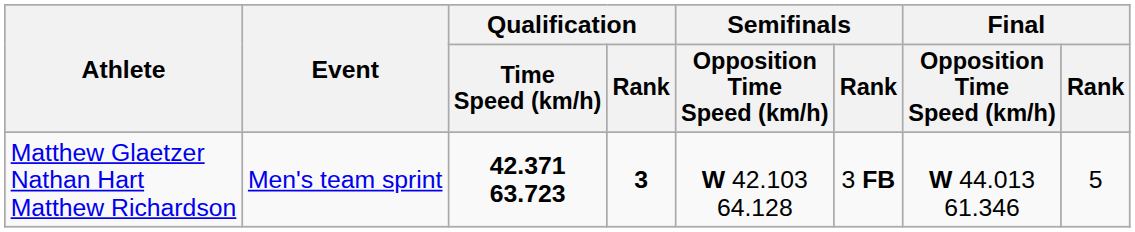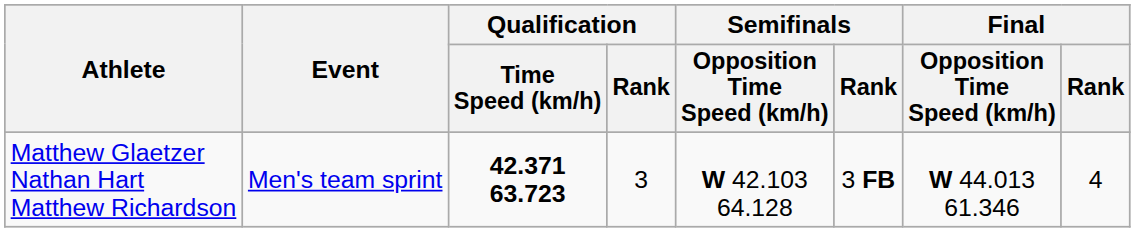(641, 180) bold -> (641, 180) normal
(1096, 180) 5 -> (1096, 180) 4
